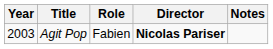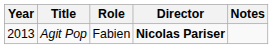(21, 33) 2003 -> (21, 33) 2013
